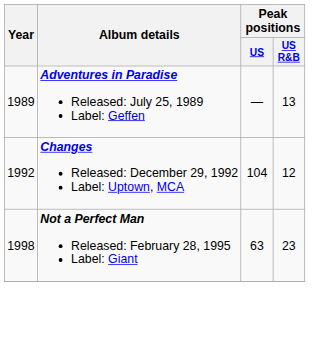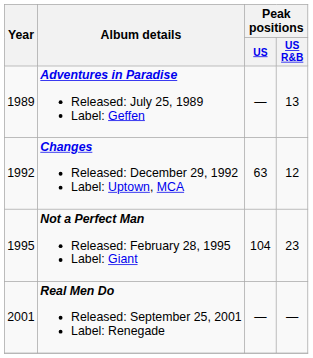(257, 173) 104 -> (260, 173) 63
(21, 245) 1998 -> (21, 245) 1995
(257, 245) 63 -> (260, 245) 104
+ row: (141, 311)
